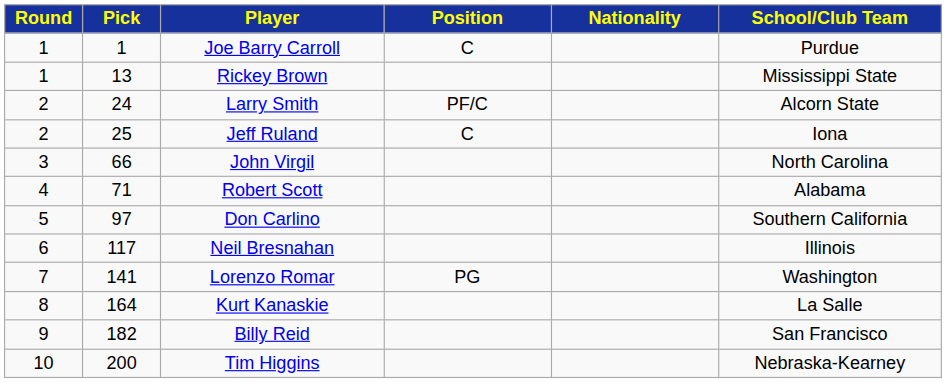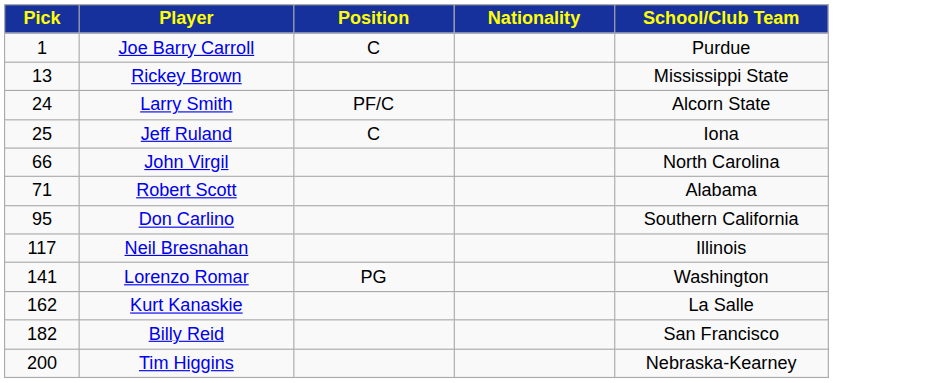- column: (44, 18)
(122, 219) 97 -> (42, 219) 95
(122, 305) 164 -> (42, 305) 162
